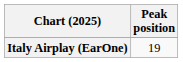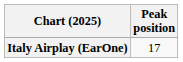(154, 47) 19 -> (154, 47) 17
